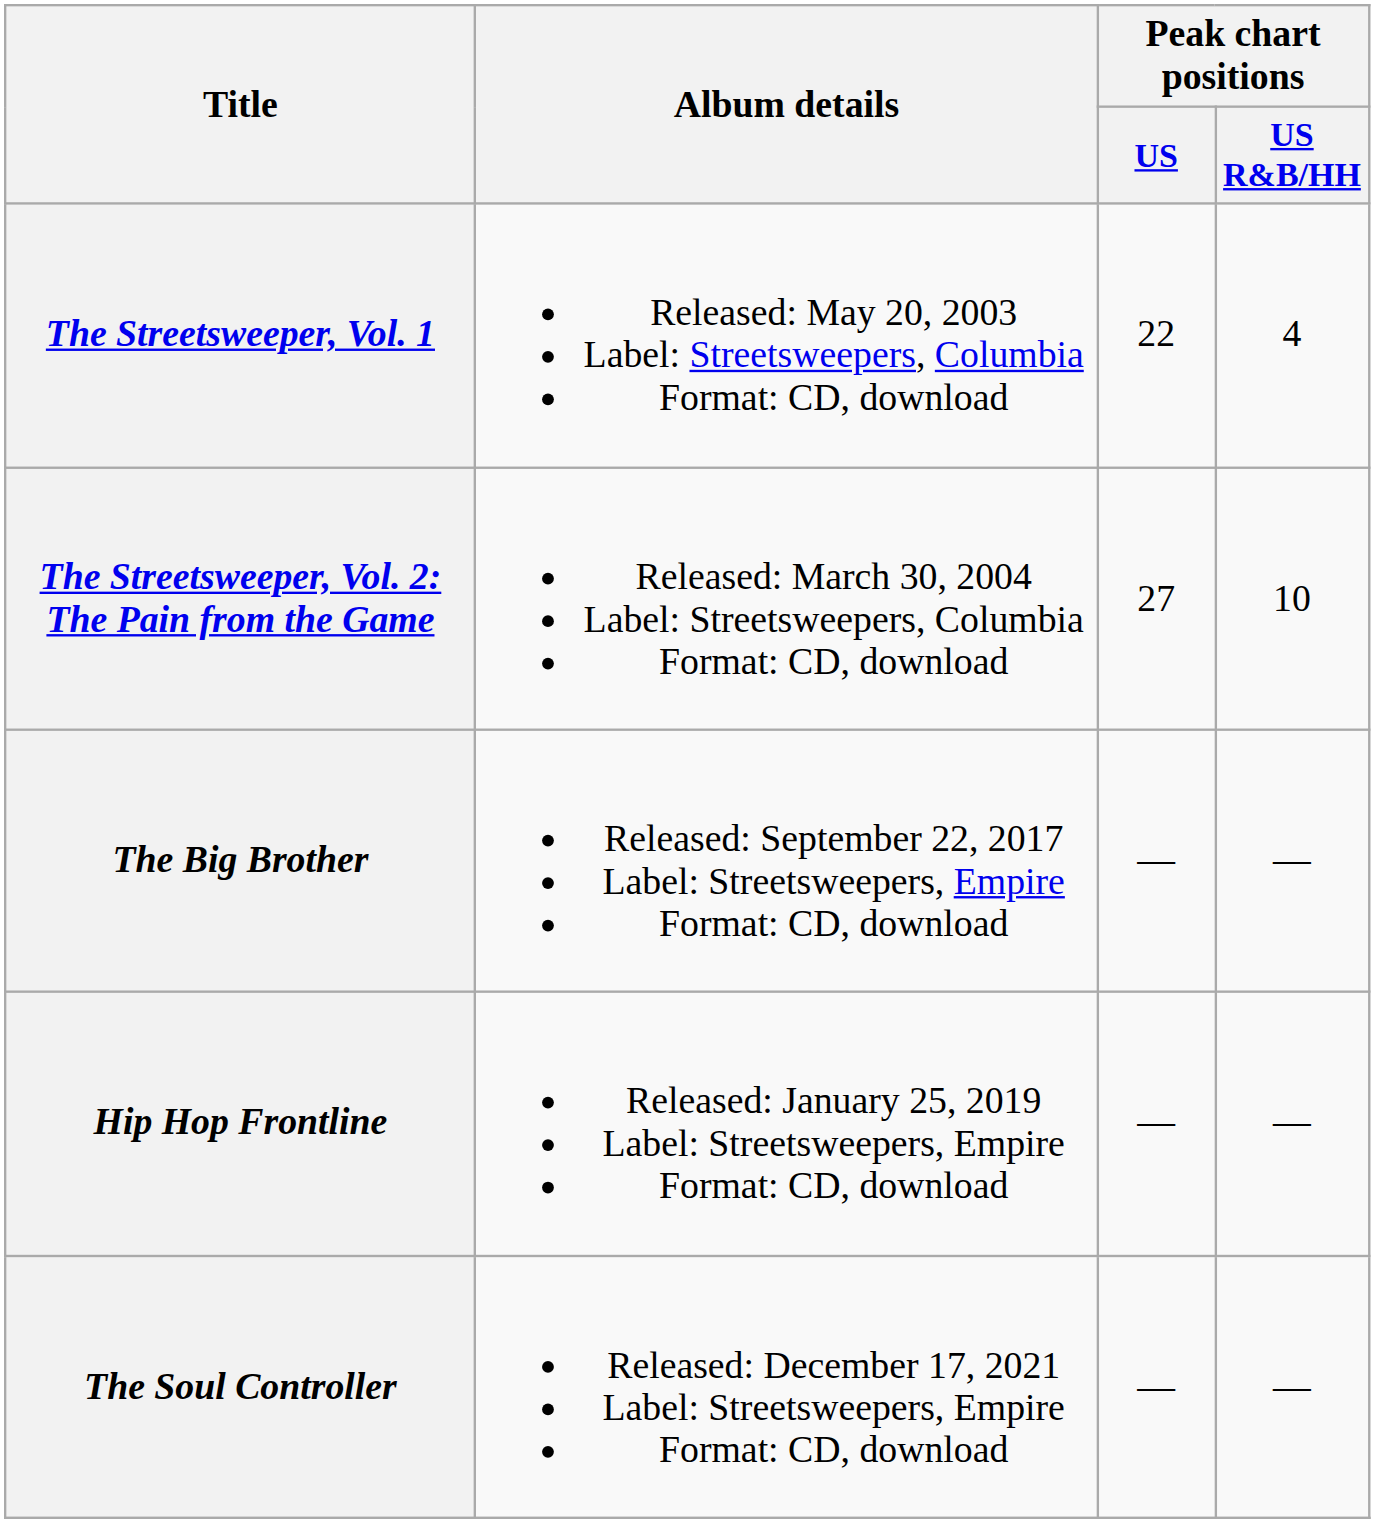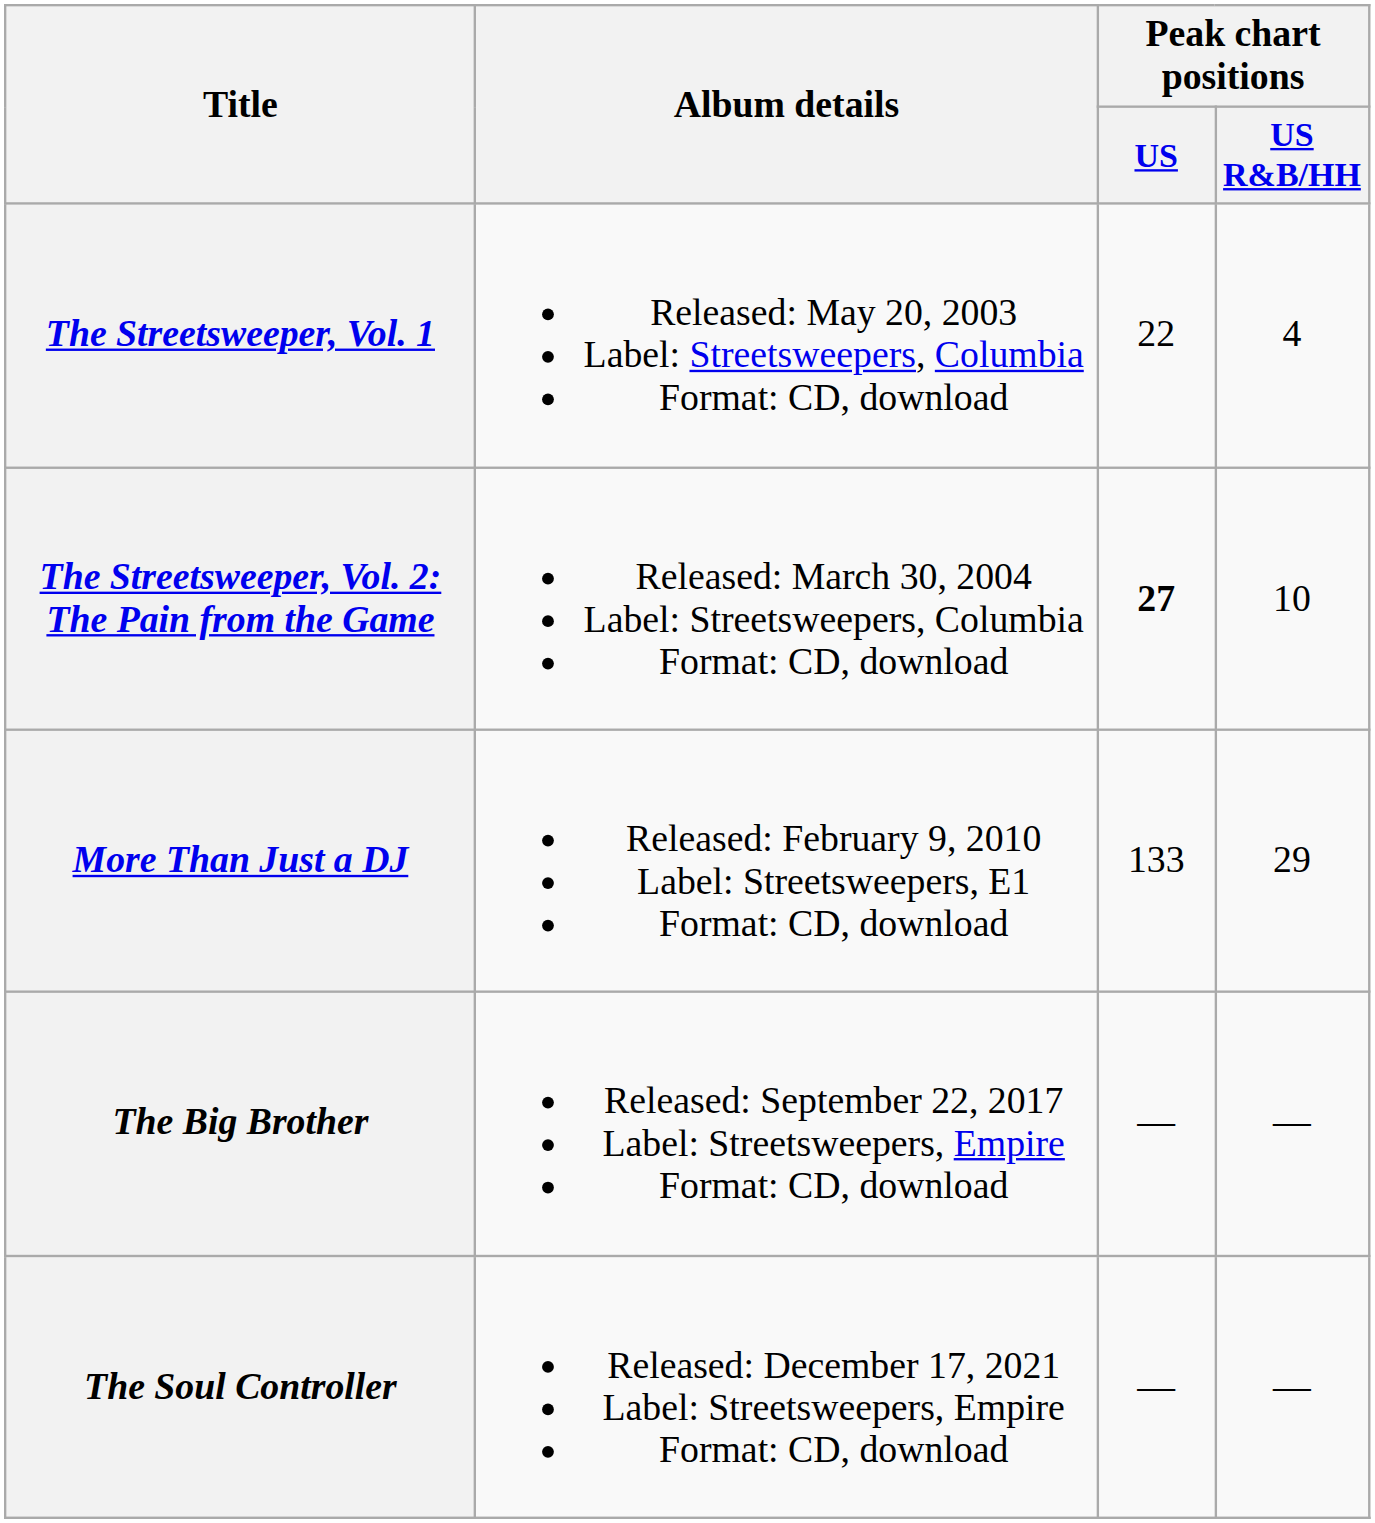(1156, 597) normal -> (1156, 597) bold
+ row: (240, 860)
- row: (240, 1122)
